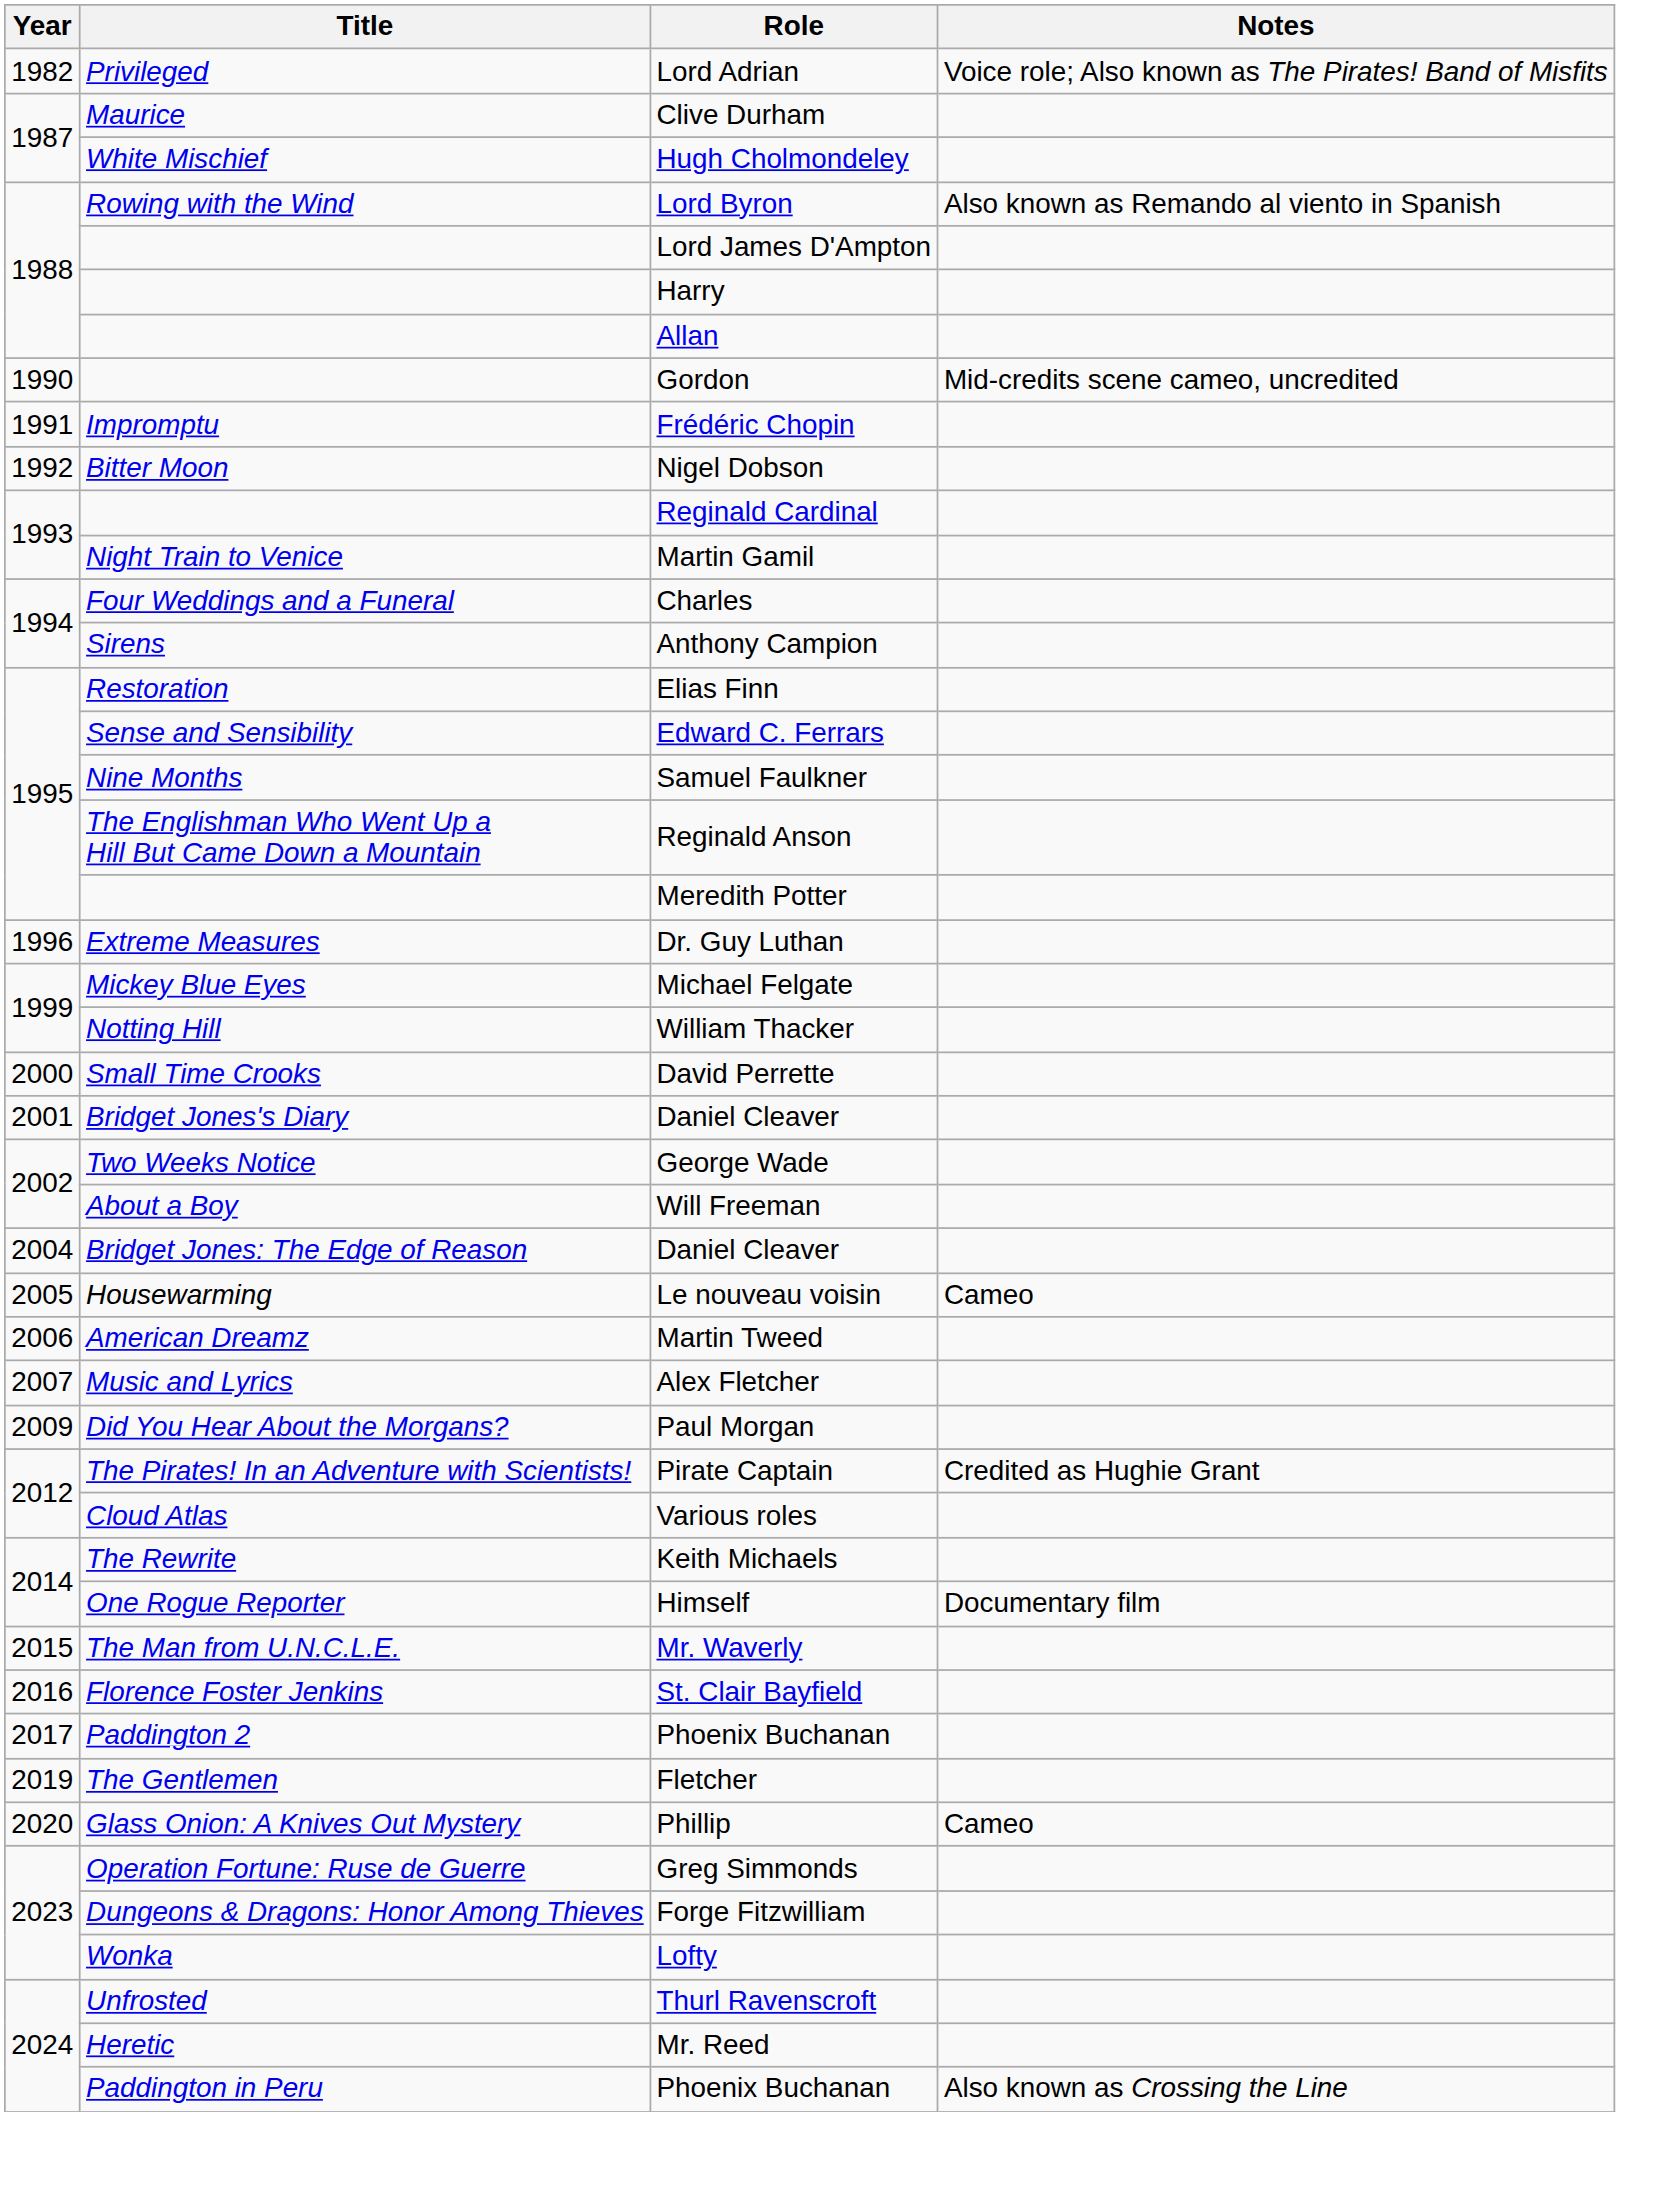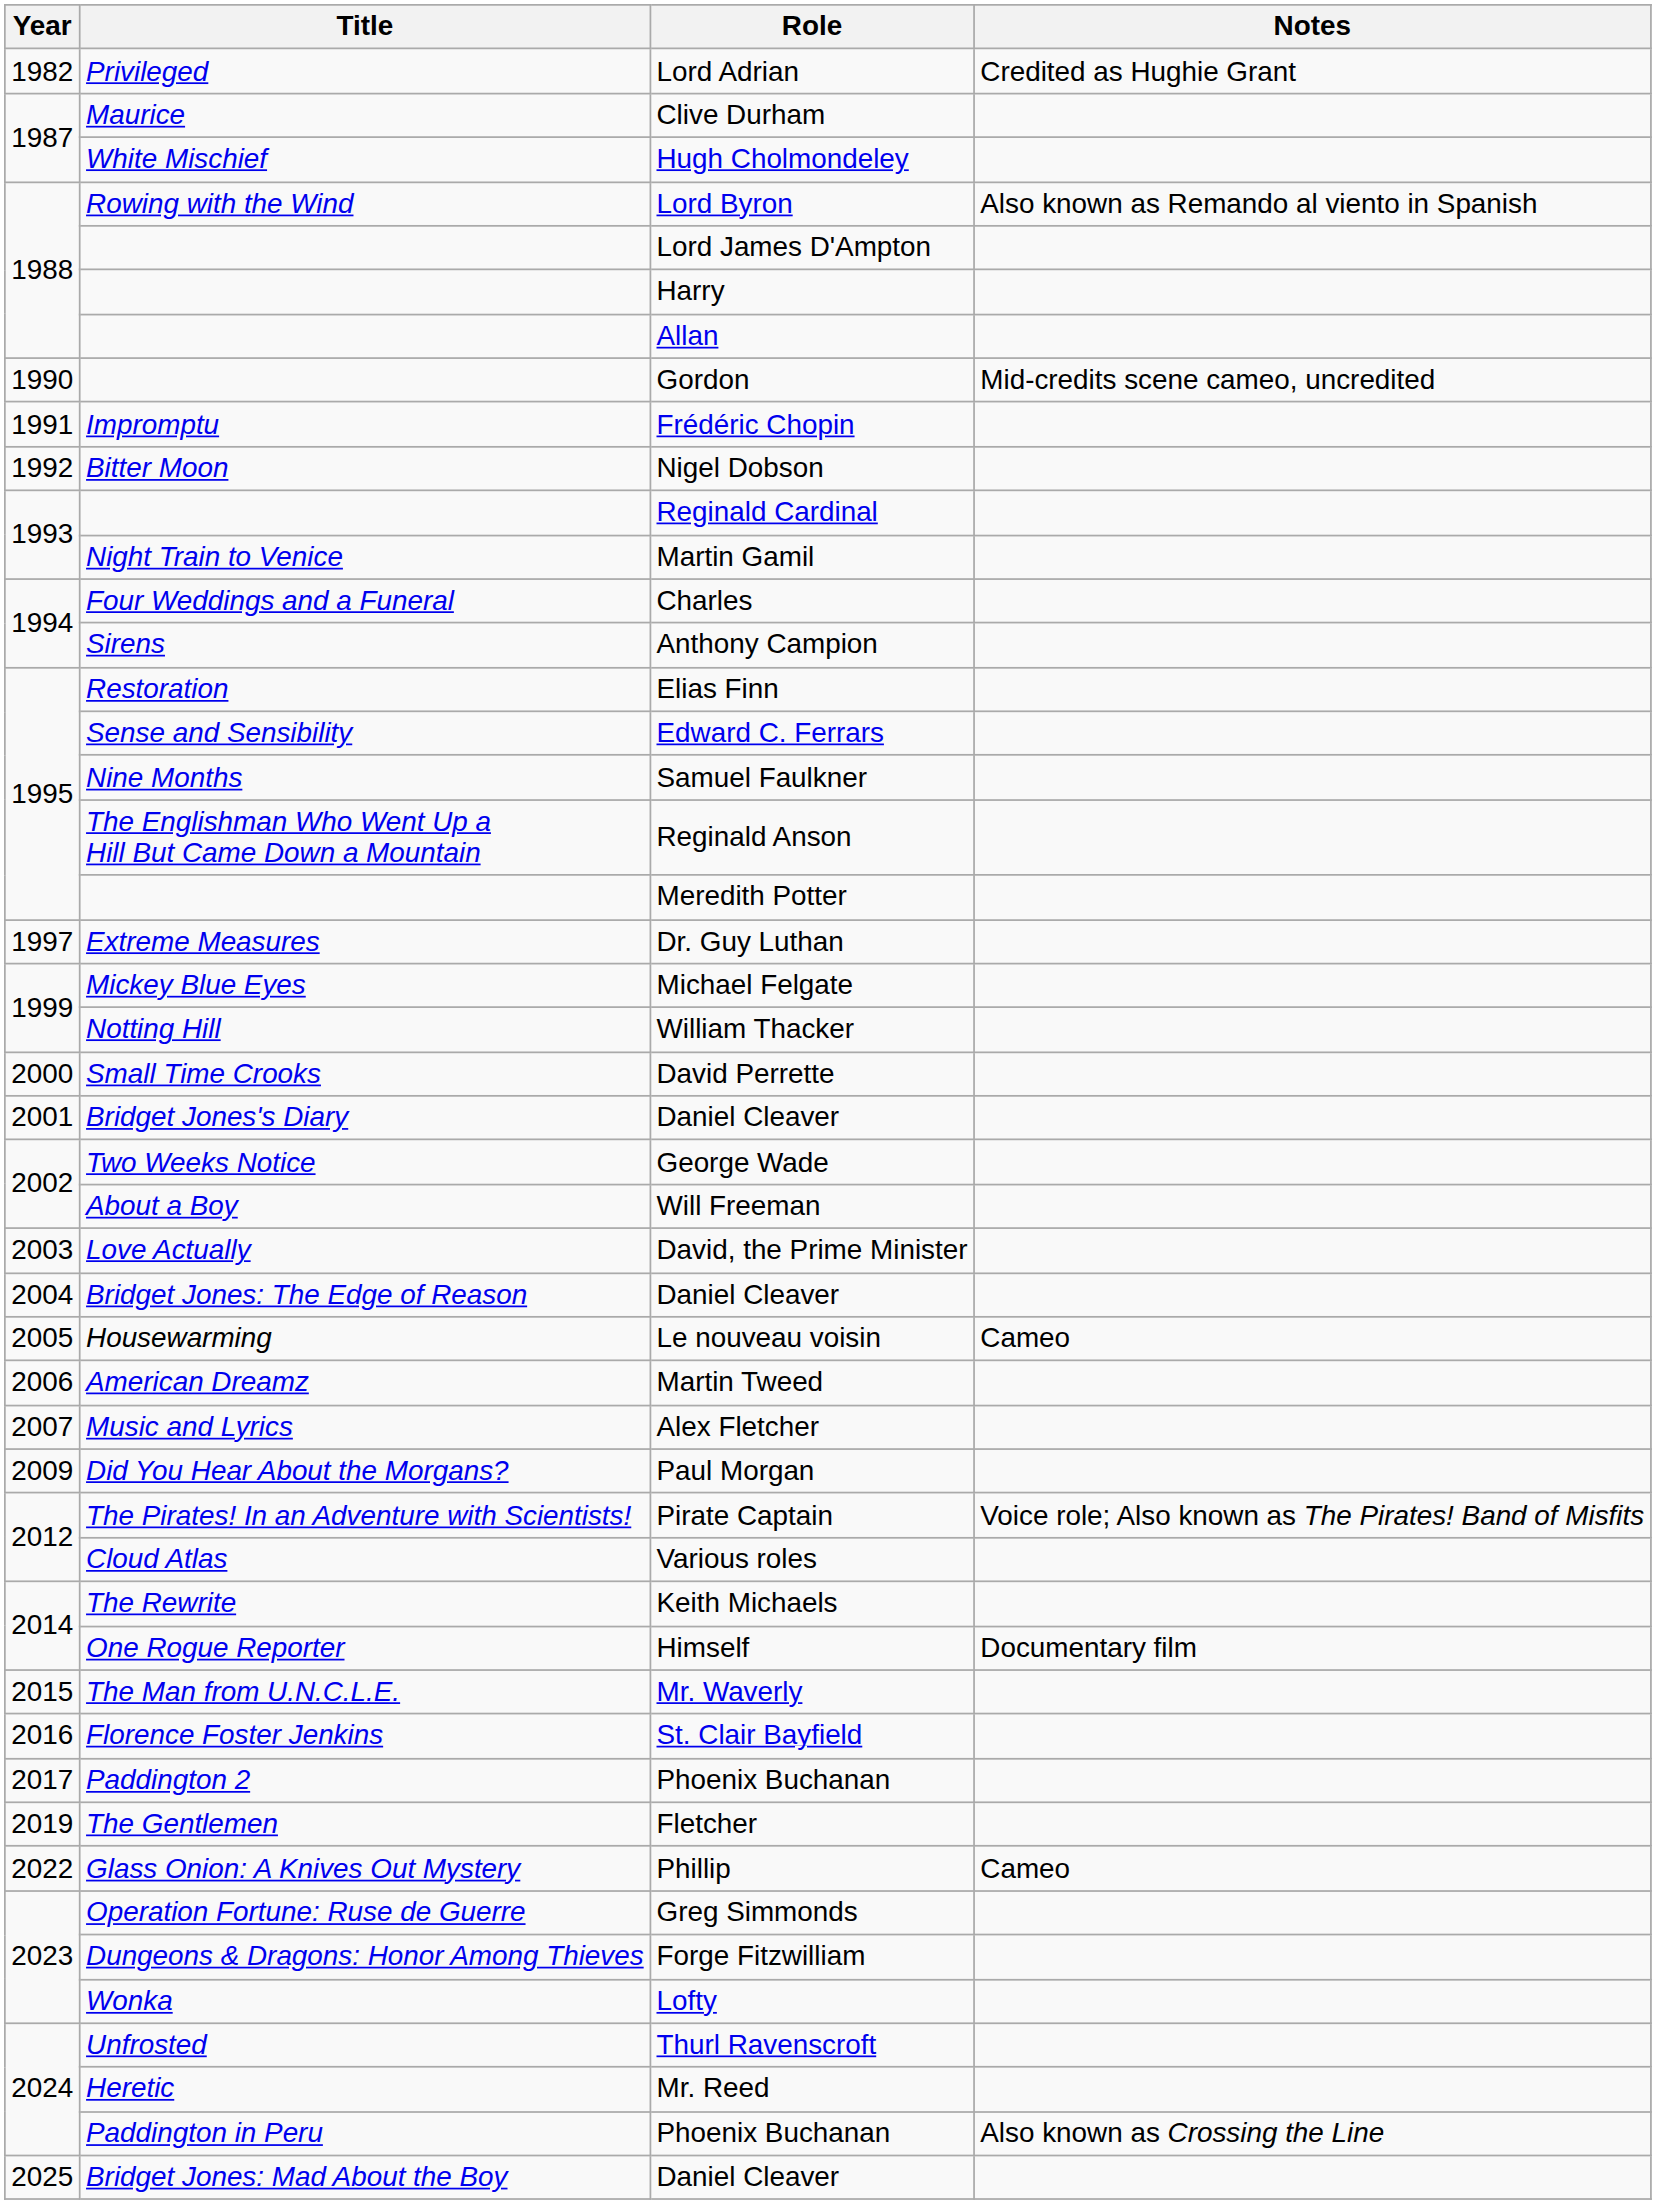(1276, 70) Voice role; Also known as The Pirates! Band of Misfits -> (1138, 70) Credited as Hughie Grant
(42, 940) 1996 -> (42, 940) 1997
+ row: (168, 1250)
(1102, 1470) Credited as Hughie Grant -> (1312, 1514) Voice role; Also known as The Pirates! Band of Misfits
(42, 1823) 2020 -> (42, 1868) 2022
+ row: (297, 2177)
